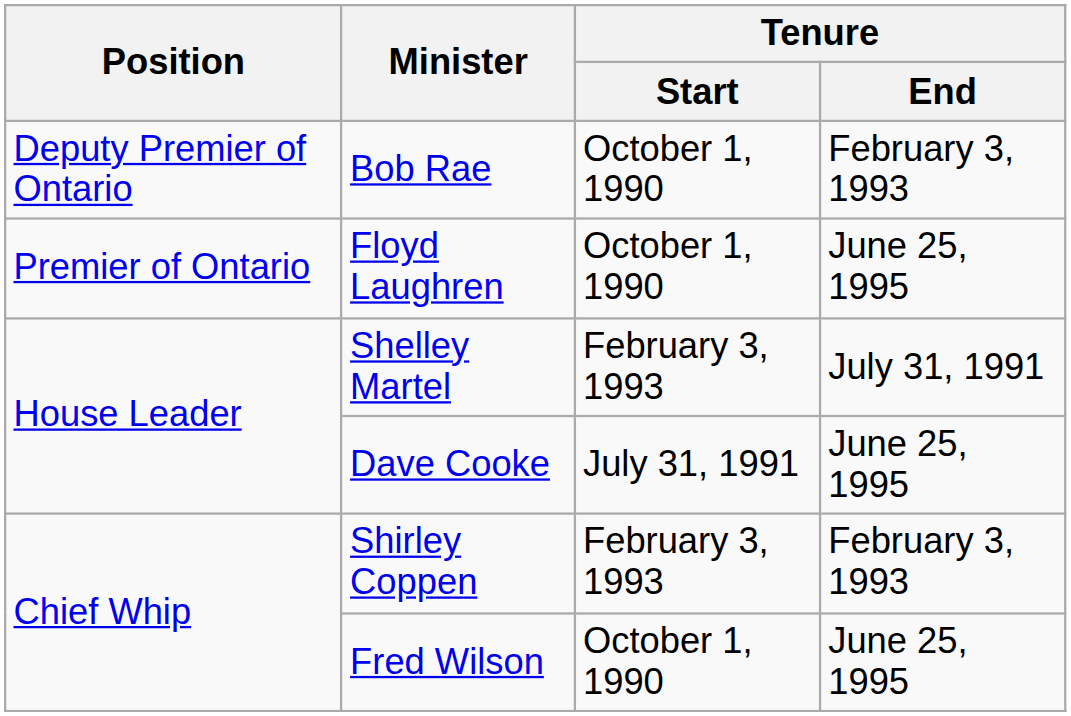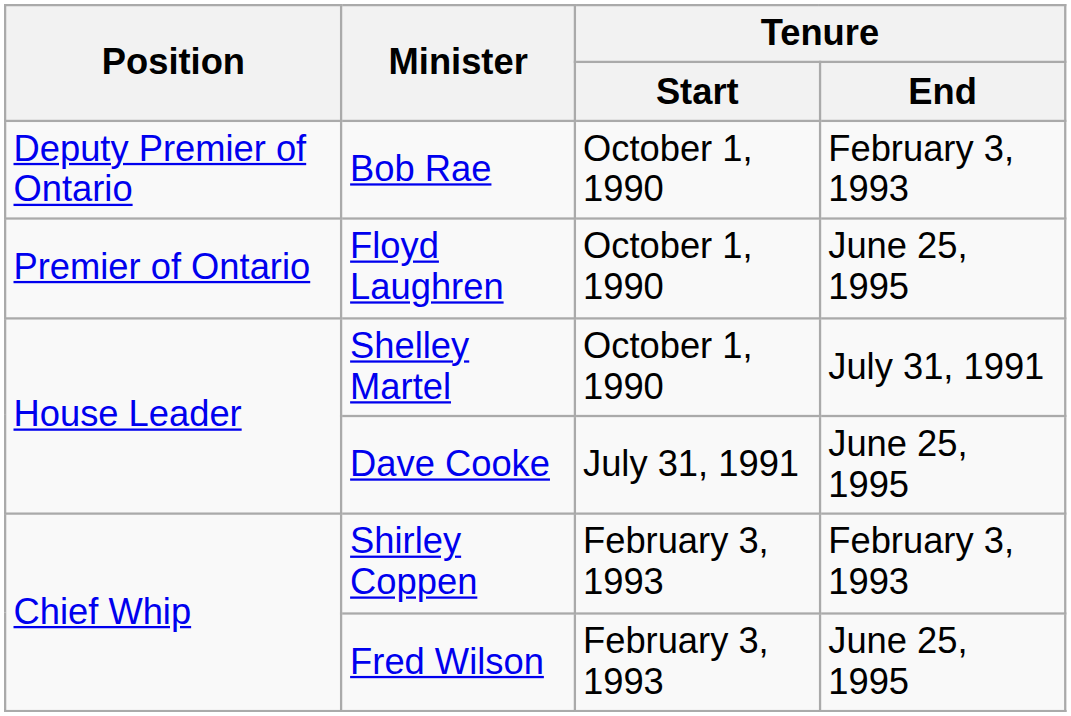(676, 365) February 3, 1993 -> (668, 365) October 1, 1990
(668, 661) October 1, 1990 -> (676, 661) February 3, 1993
